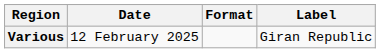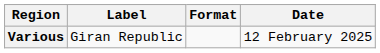columns swapped: (135, 15) <-> (316, 15)
